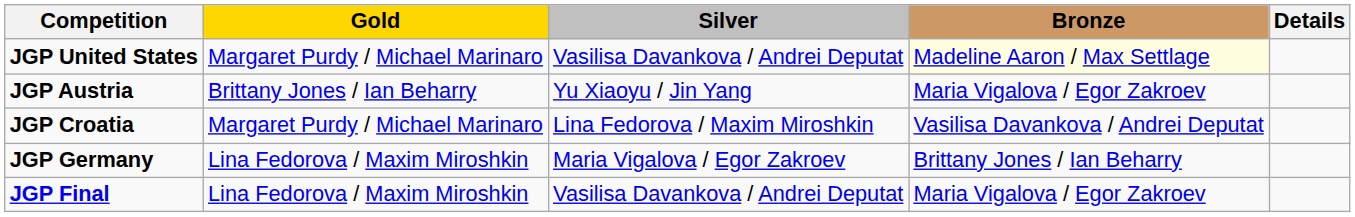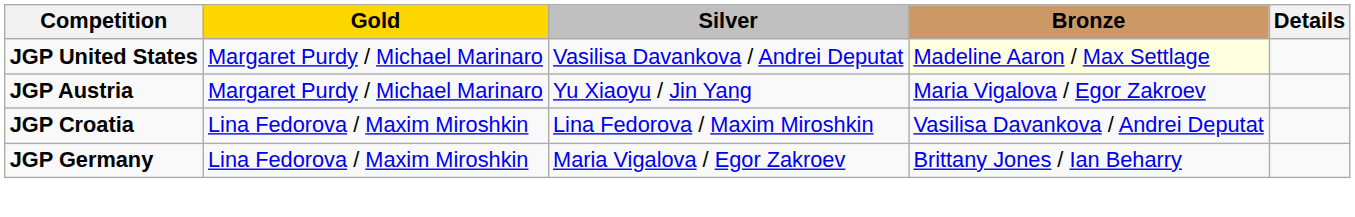(342, 90) Brittany Jones / Ian Beharry -> (375, 90) Margaret Purdy / Michael Marinaro
(375, 125) Margaret Purdy / Michael Marinaro -> (368, 125) Lina Fedorova / Maxim Miroshkin
- row: (60, 194)
